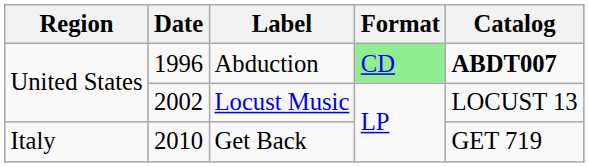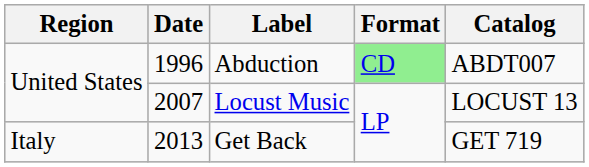(504, 63) bold -> (503, 63) normal
(179, 102) 2002 -> (179, 102) 2007
(179, 141) 2010 -> (179, 141) 2013
